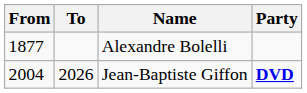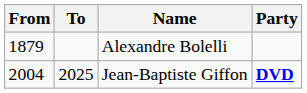(26, 46) 1877 -> (26, 46) 1879
(76, 74) 2026 -> (76, 74) 2025
